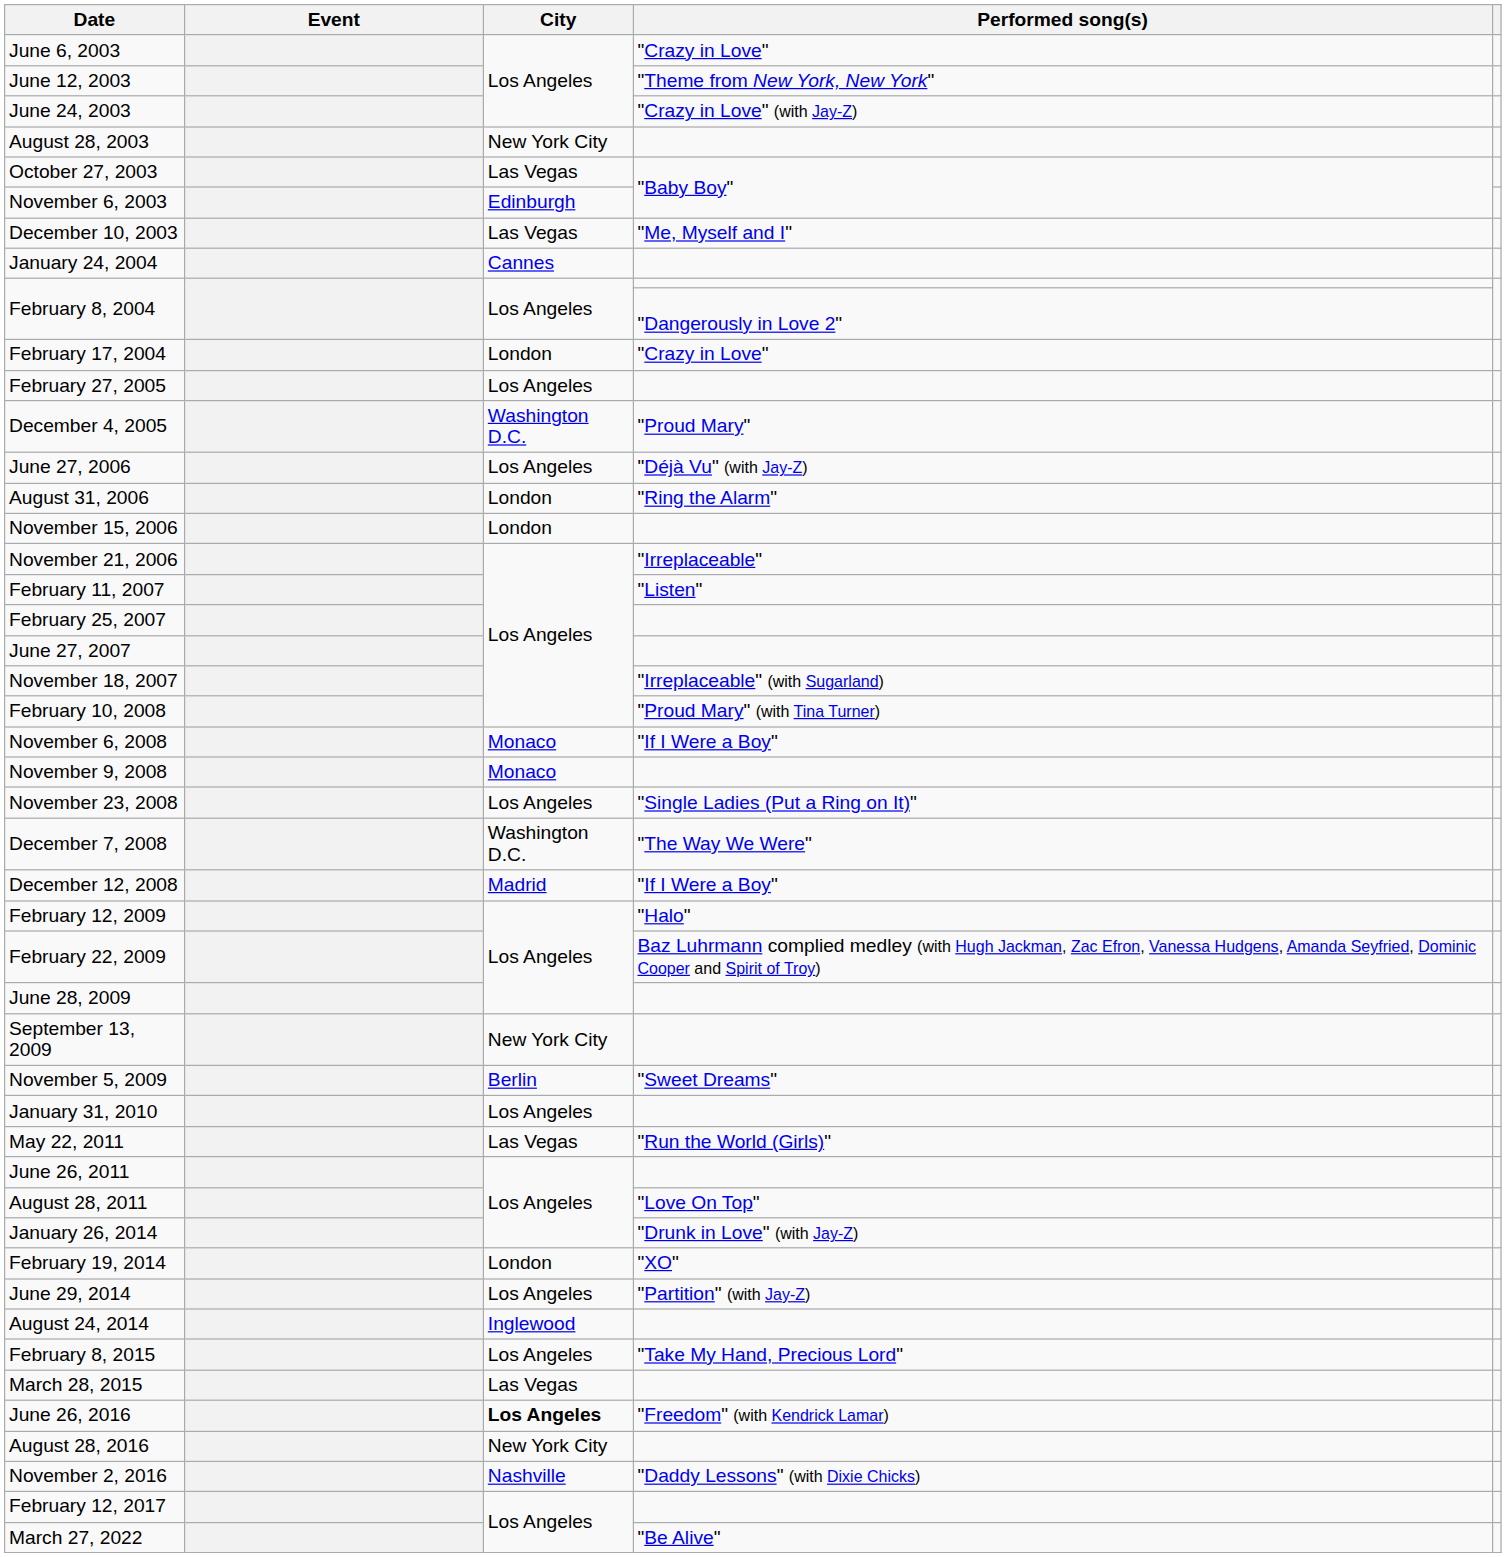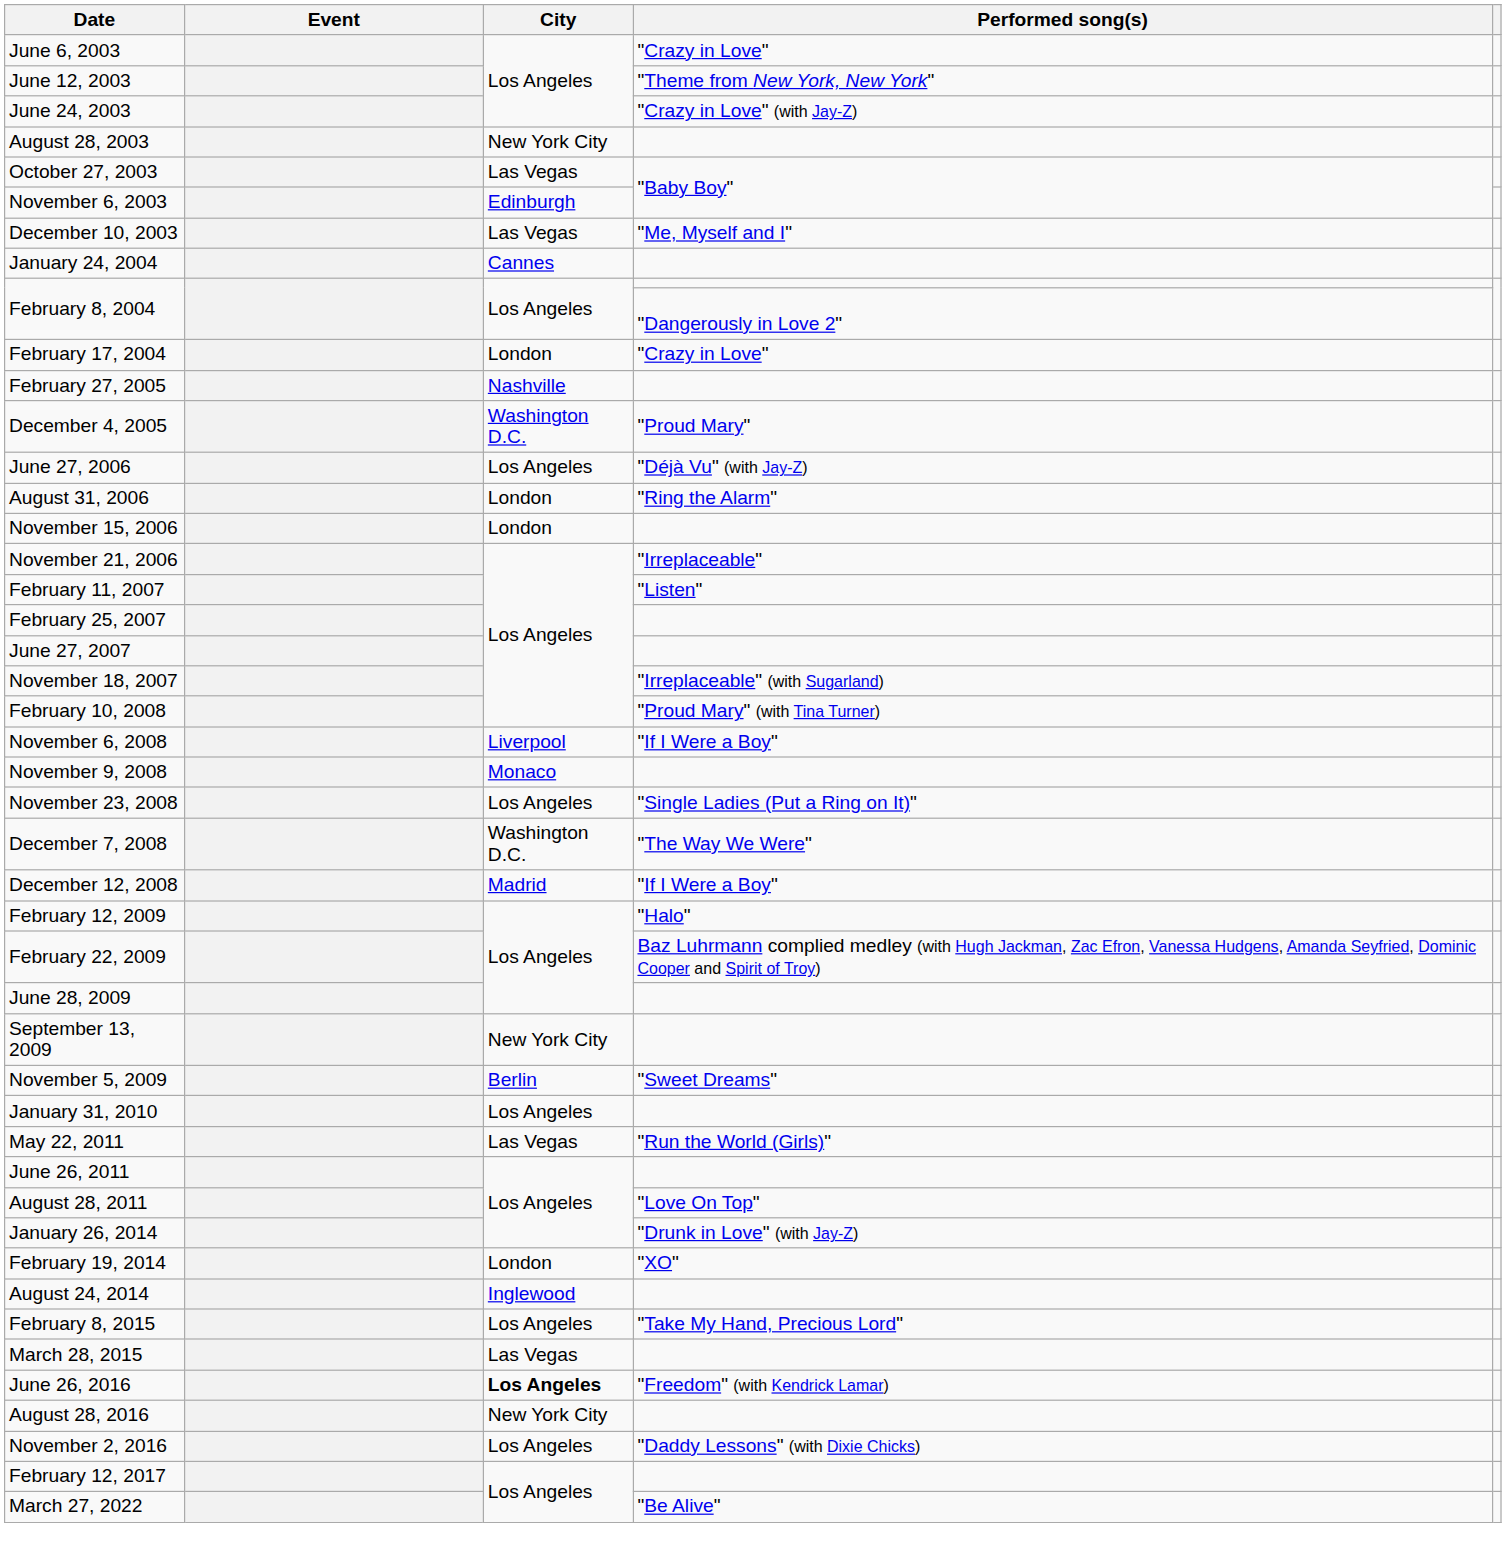(540, 385) Los Angeles -> (527, 385) Nashville
(522, 741) Monaco -> (527, 741) Liverpool
- row: (70, 1293)
(527, 1476) Nashville -> (540, 1445) Los Angeles
